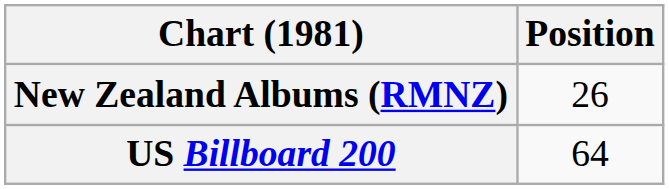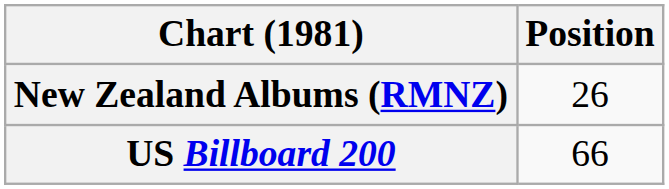(590, 153) 64 -> (590, 153) 66
